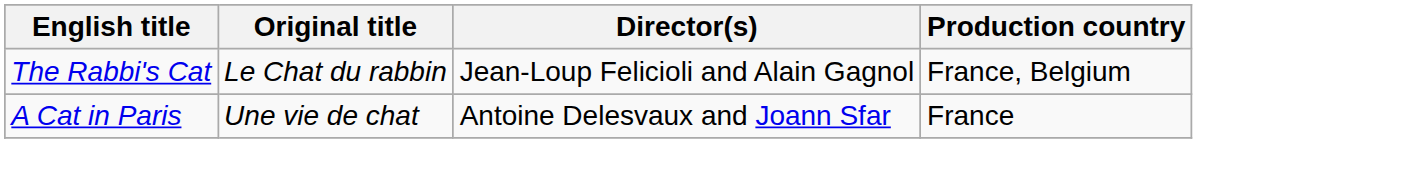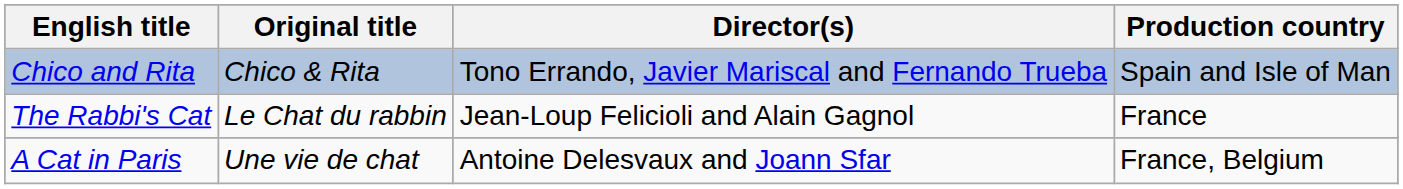+ row: (103, 71)
(1029, 71) France, Belgium -> (1164, 115) France
(971, 115) France -> (1222, 159) France, Belgium
